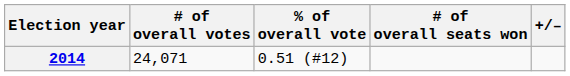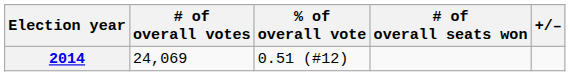(160, 59) 24,071 -> (160, 59) 24,069
